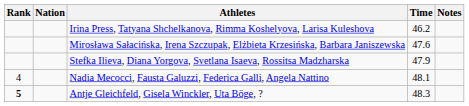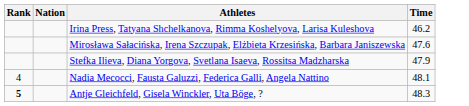- column: (449, 12)
